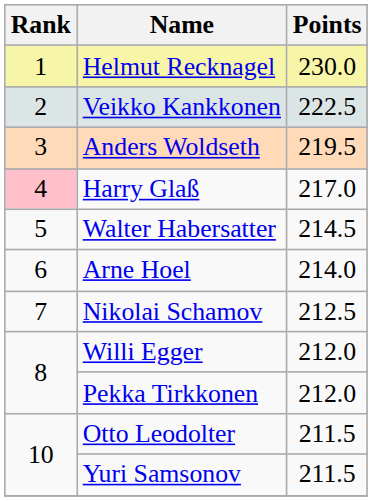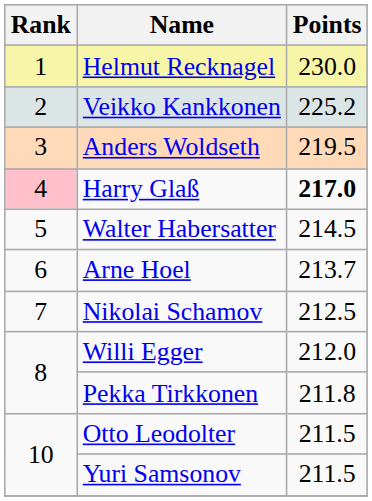(327, 106) 222.5 -> (327, 106) 225.2
(327, 188) normal -> (327, 188) bold
(327, 270) 214.0 -> (327, 270) 213.7
(327, 392) 212.0 -> (327, 392) 211.8
